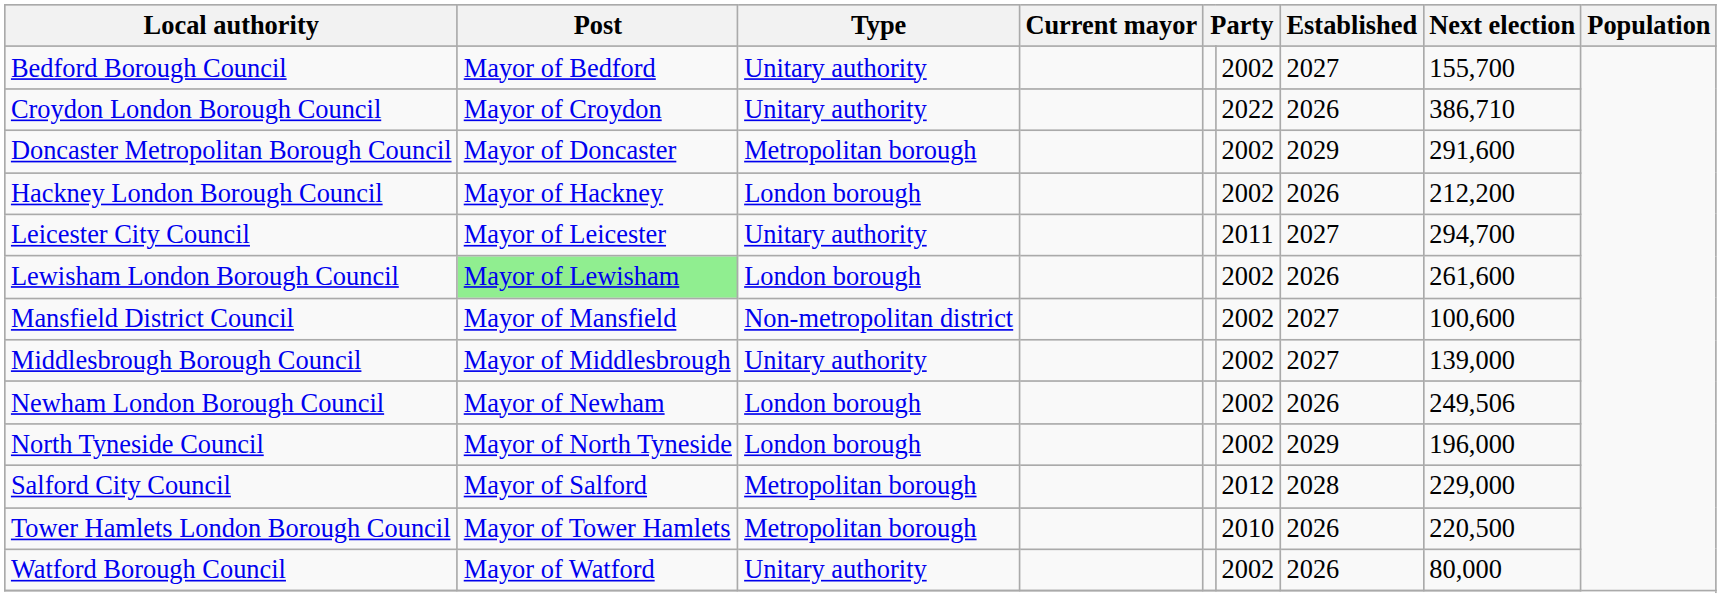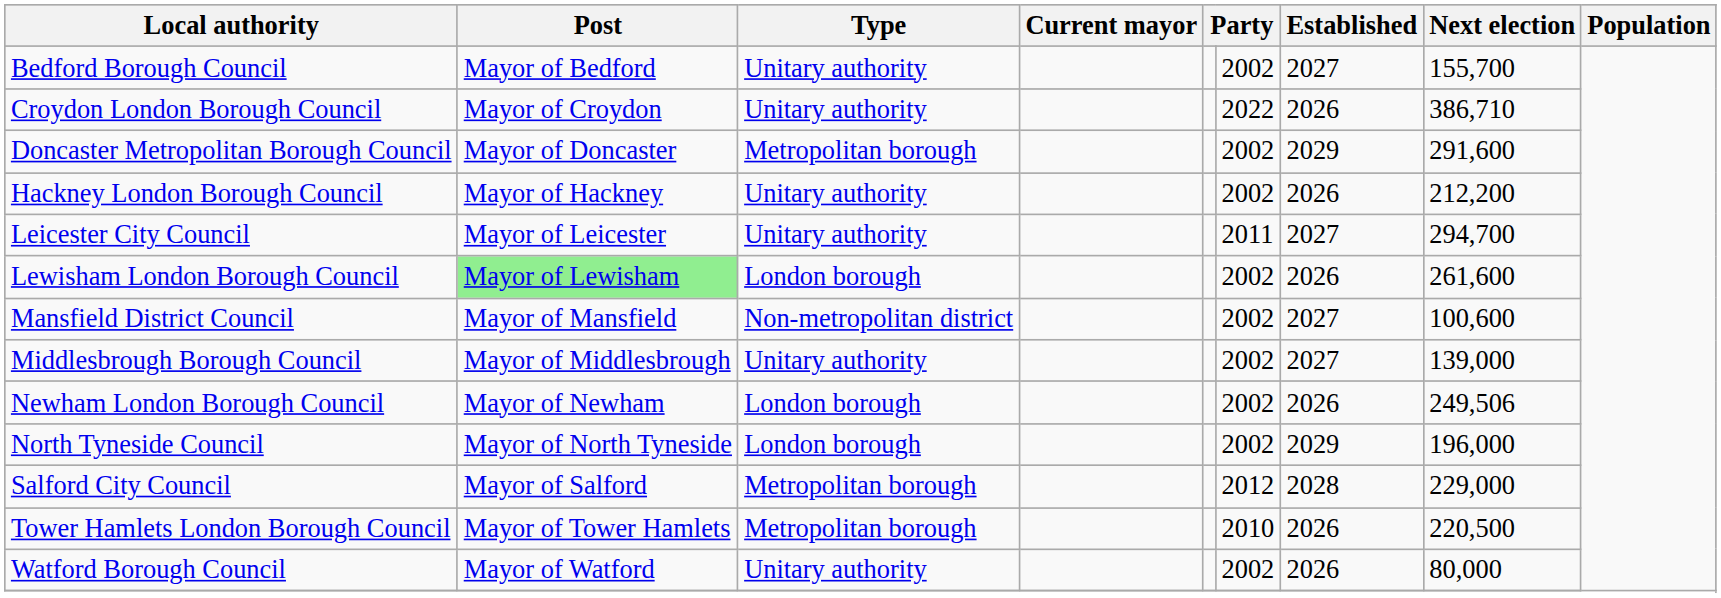(832, 192) London borough -> (835, 192) Unitary authority
